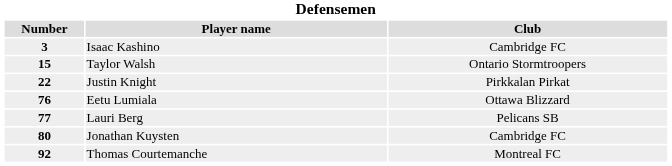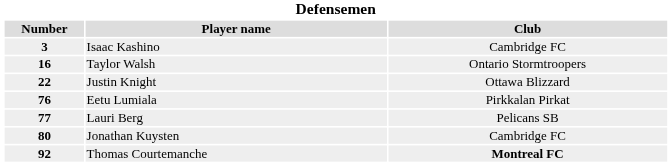(44, 64) 15 -> (44, 64) 16
(528, 82) Pirkkalan Pirkat -> (528, 82) Ottawa Blizzard
(528, 100) Ottawa Blizzard -> (528, 100) Pirkkalan Pirkat
(528, 153) normal -> (528, 153) bold
